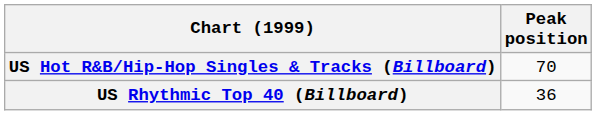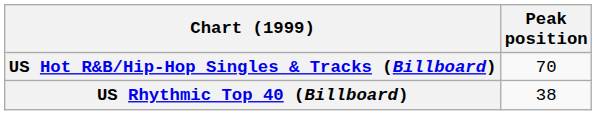(546, 95) 36 -> (546, 95) 38
